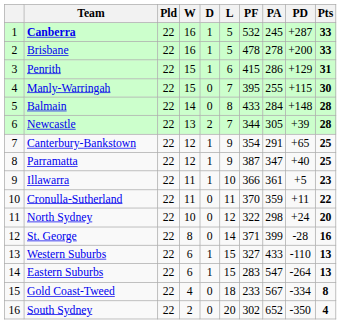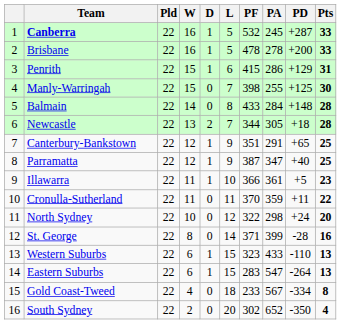(251, 87) 395 -> (251, 87) 398
(300, 87) +115 -> (300, 87) +125
(300, 124) +39 -> (300, 124) +18
(251, 143) 354 -> (251, 143) 351
(251, 254) 327 -> (251, 254) 323
